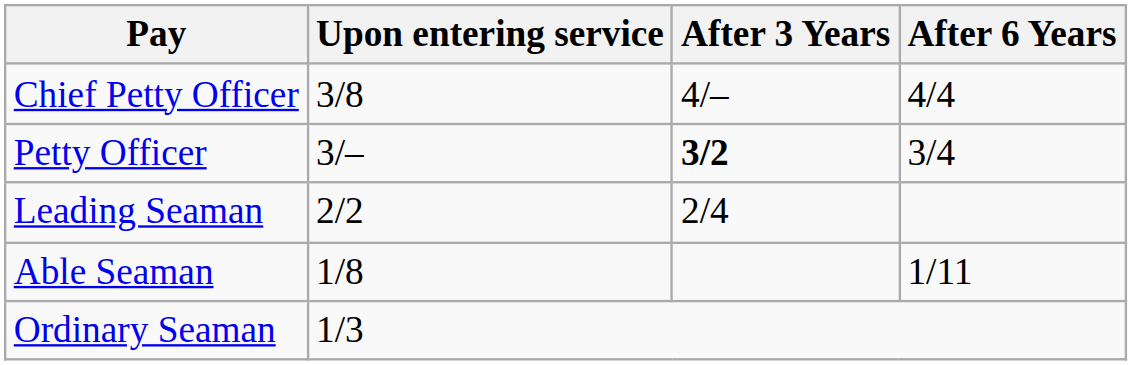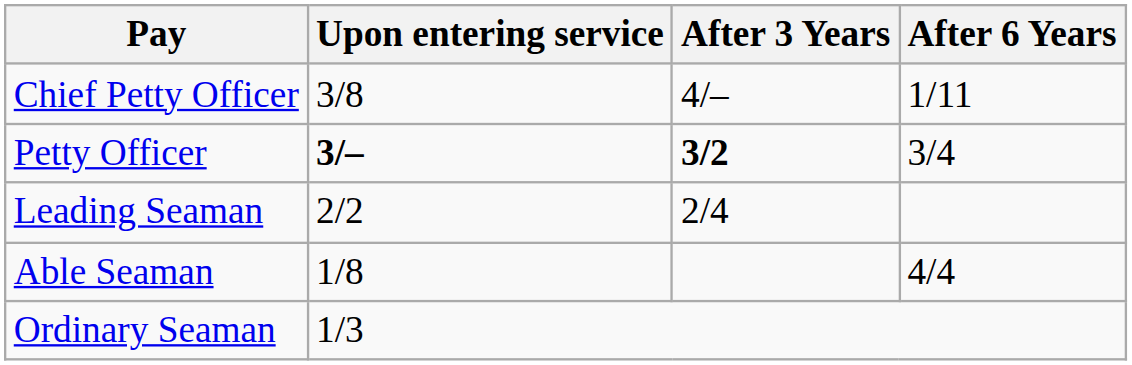(931, 93) 4/4 -> (940, 93) 1/11
(340, 152) normal -> (340, 152) bold
(940, 270) 1/11 -> (931, 270) 4/4
